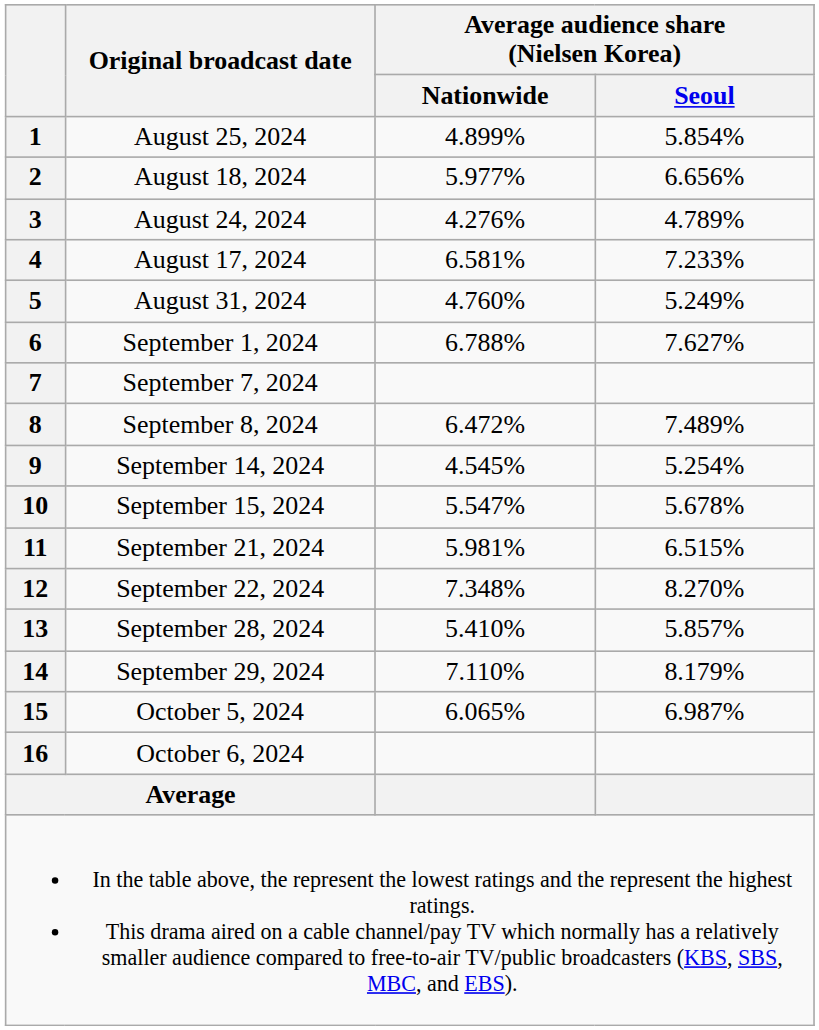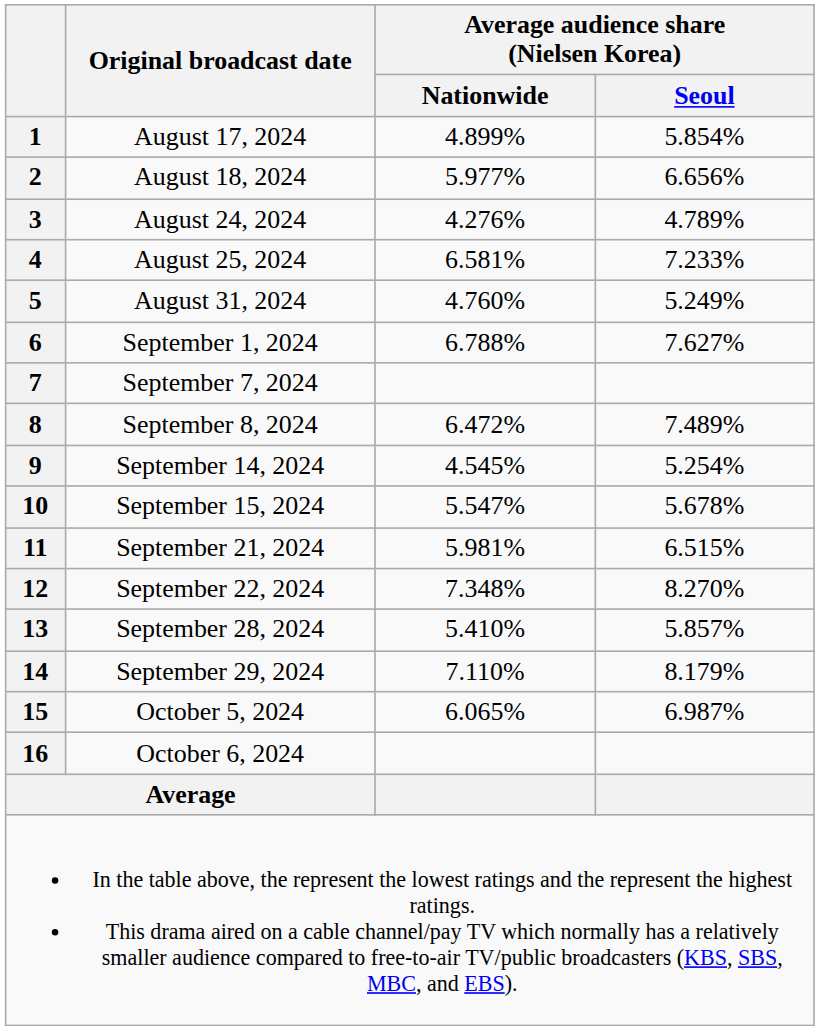(220, 136) August 25, 2024 -> (220, 136) August 17, 2024
(220, 259) August 17, 2024 -> (220, 259) August 25, 2024
